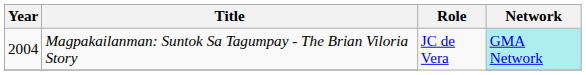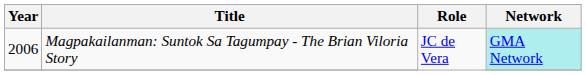(23, 49) 2004 -> (23, 49) 2006
